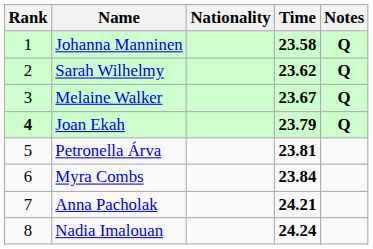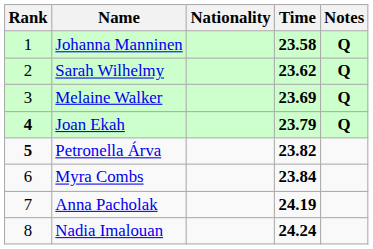(297, 97) 23.67 -> (297, 97) 23.69
(28, 151) normal -> (28, 151) bold
(297, 151) 23.81 -> (297, 151) 23.82
(297, 204) 24.21 -> (297, 204) 24.19
